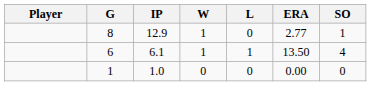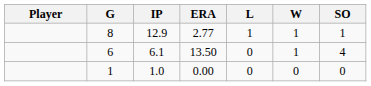columns swapped: (203, 14) <-> (296, 14)
(250, 33) 0 -> (250, 33) 1
(250, 52) 1 -> (250, 52) 0
